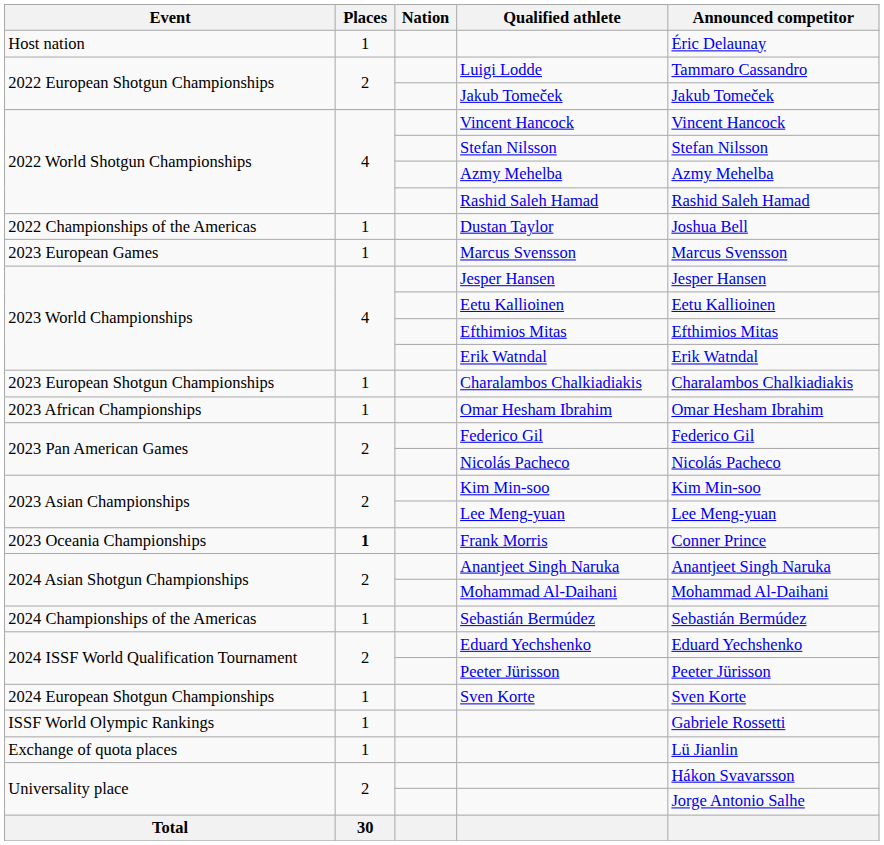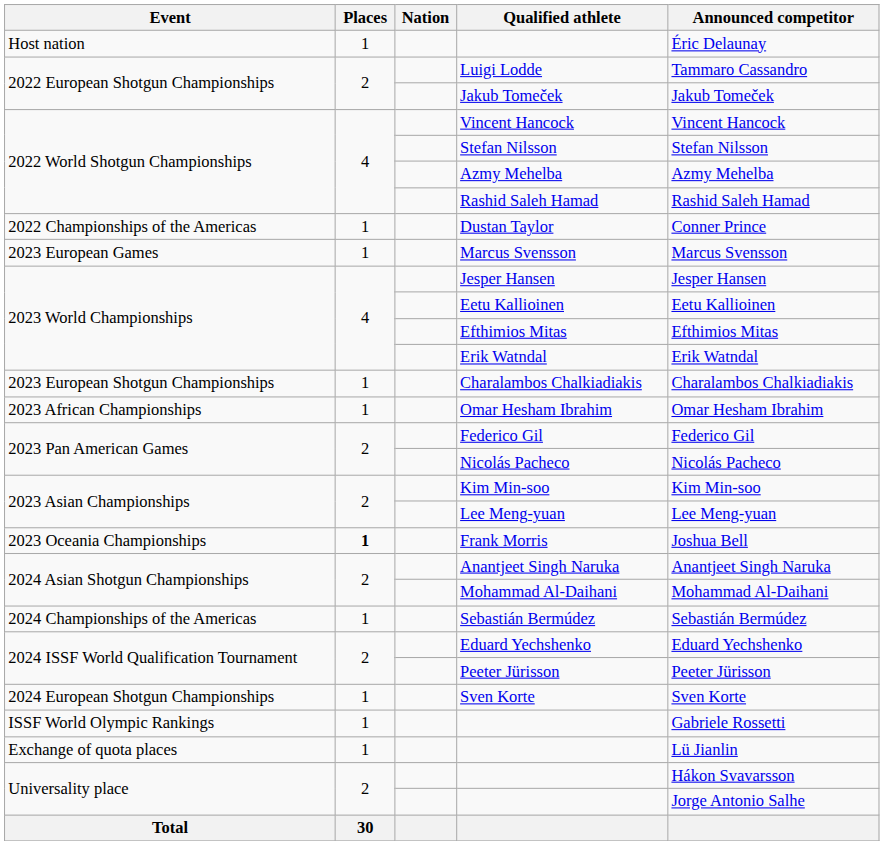(710, 226) Joshua Bell -> (719, 226) Conner Prince
(719, 540) Conner Prince -> (710, 540) Joshua Bell
